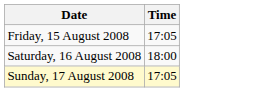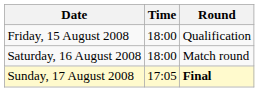+ column: (217, 14)
(162, 35) 17:05 -> (162, 35) 18:00
